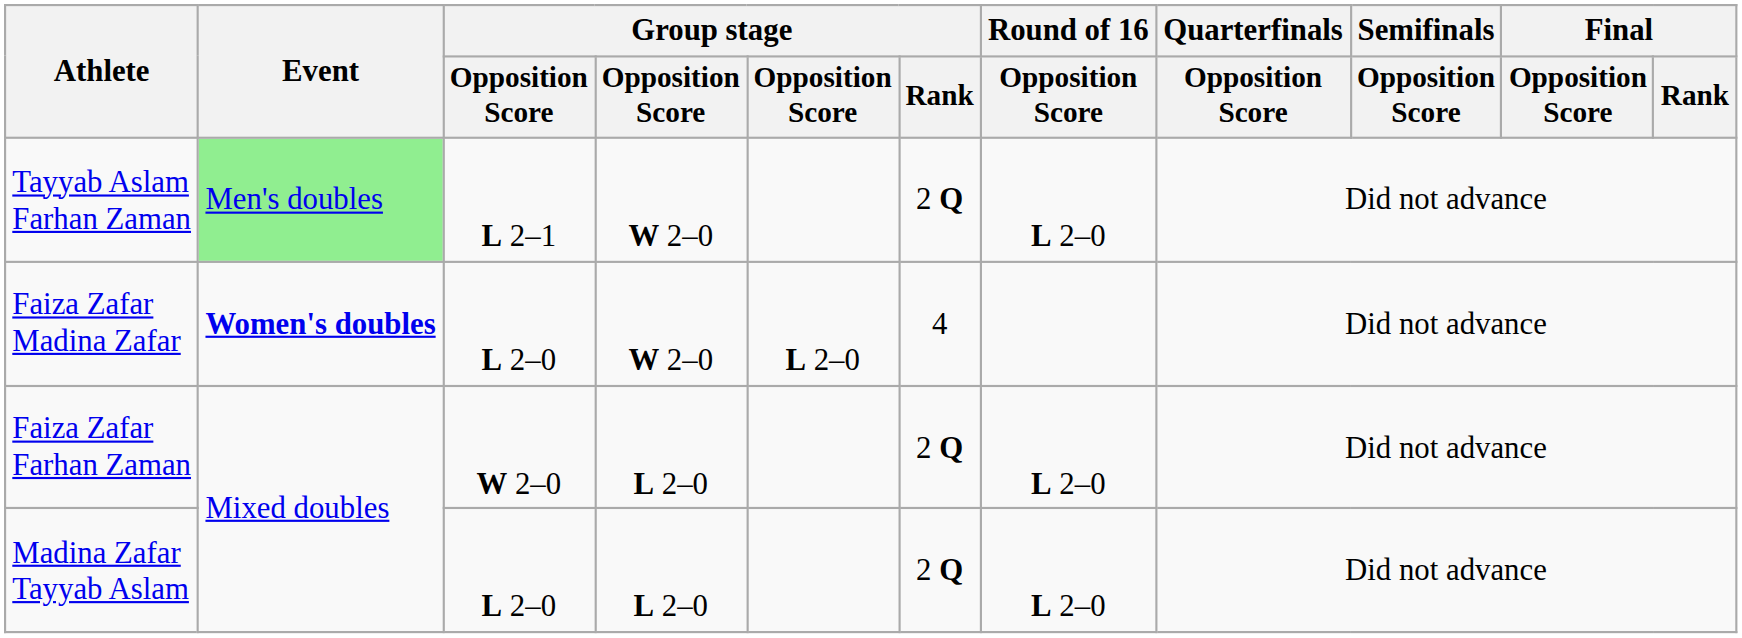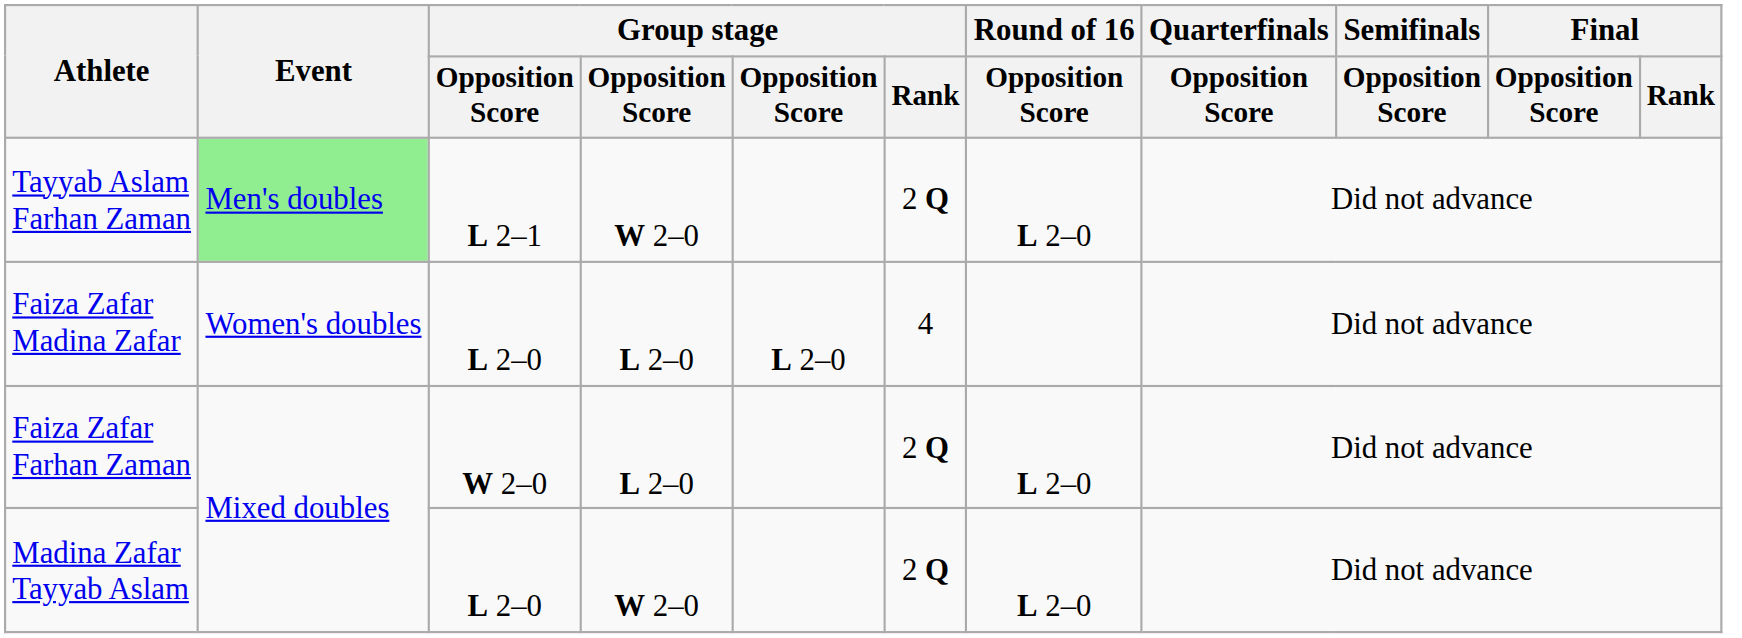(321, 323) bold -> (313, 323) normal
(671, 359) W 2–0 -> (657, 359) L 2–0
(671, 606) L 2–0 -> (657, 606) W 2–0
